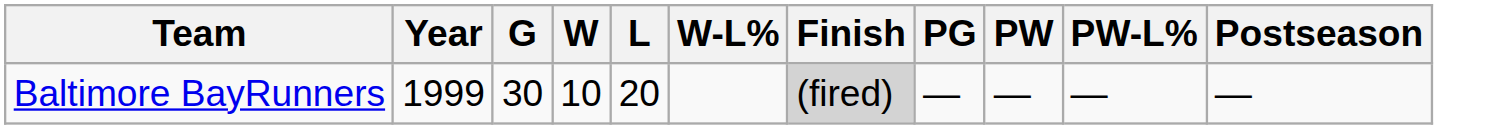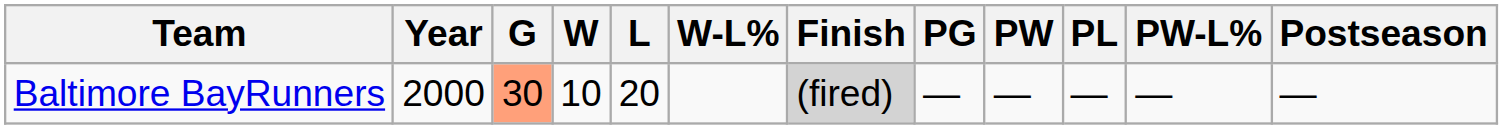+ column: (1094, 33)
(443, 92) 1999 -> (443, 92) 2000
(523, 92) no background -> (523, 92) lightsalmon background
